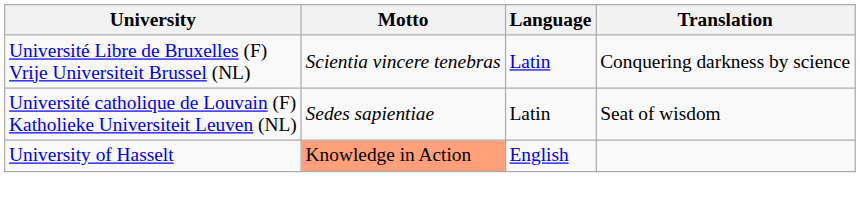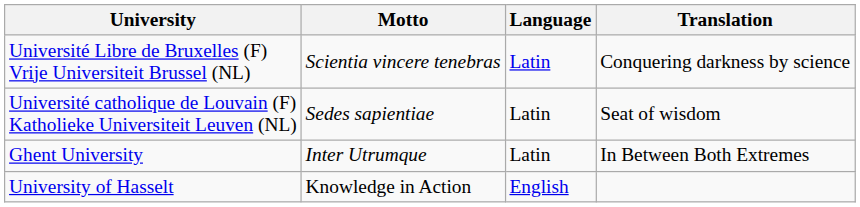+ row: (76, 155)
(388, 155) lightsalmon background -> (388, 186) no background
